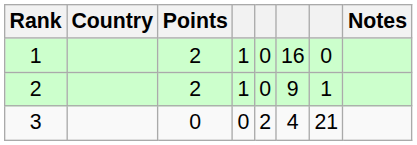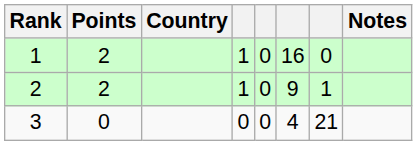columns swapped: (112, 21) <-> (195, 21)
(265, 122) 2 -> (265, 122) 0
